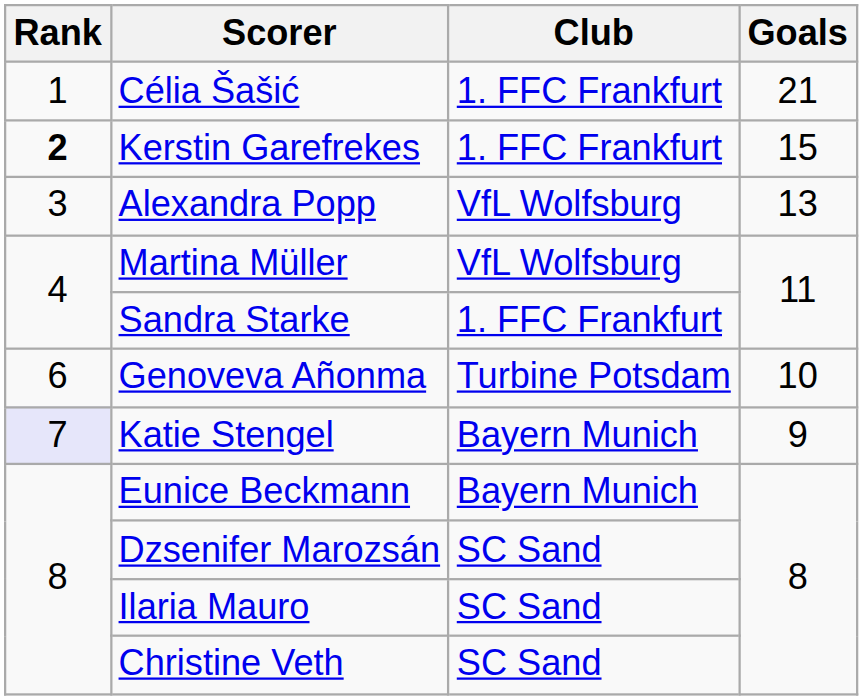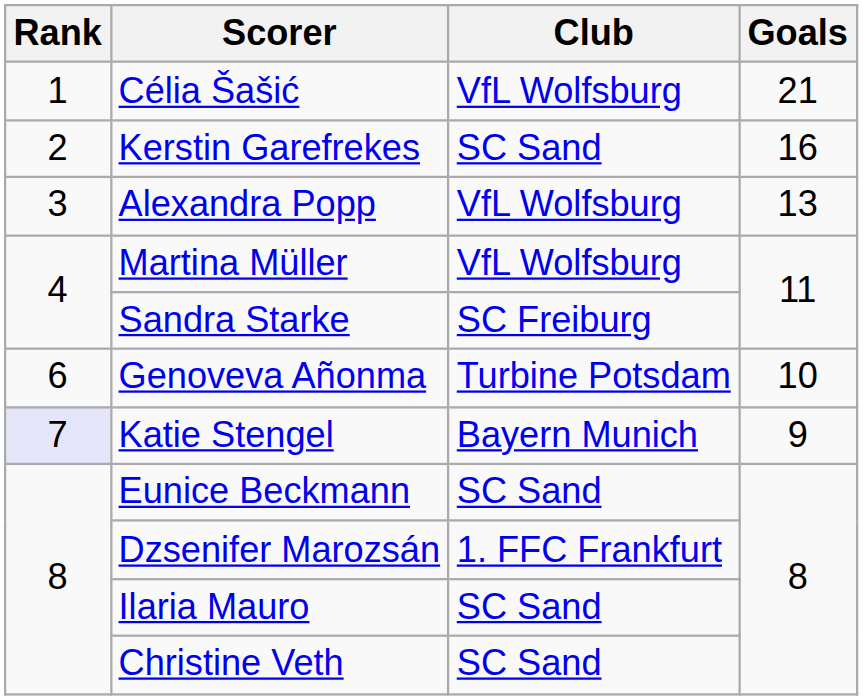(589, 90) 1. FFC Frankfurt -> (569, 90) VfL Wolfsburg
(58, 147) bold -> (58, 147) normal
(589, 147) 1. FFC Frankfurt -> (529, 147) SC Sand
(798, 147) 15 -> (798, 147) 16
(589, 319) 1. FFC Frankfurt -> (554, 319) SC Freiburg
(577, 491) Bayern Munich -> (529, 491) SC Sand
(529, 549) SC Sand -> (589, 549) 1. FFC Frankfurt
